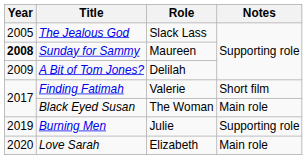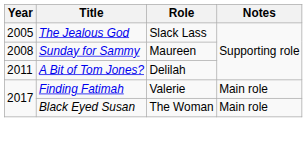(20, 51) bold -> (20, 51) normal
(20, 70) 2009 -> (20, 70) 2011
(244, 88) Short film -> (244, 88) Main role
- row: (72, 126)
- row: (69, 145)
